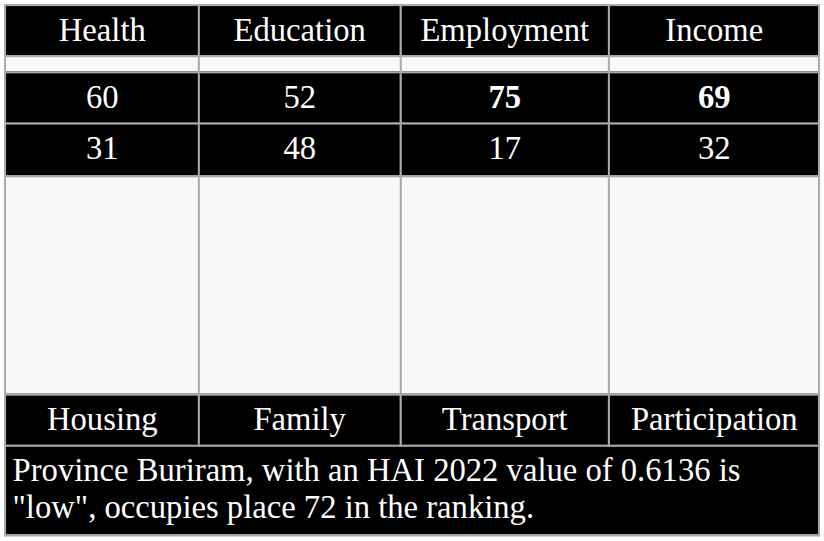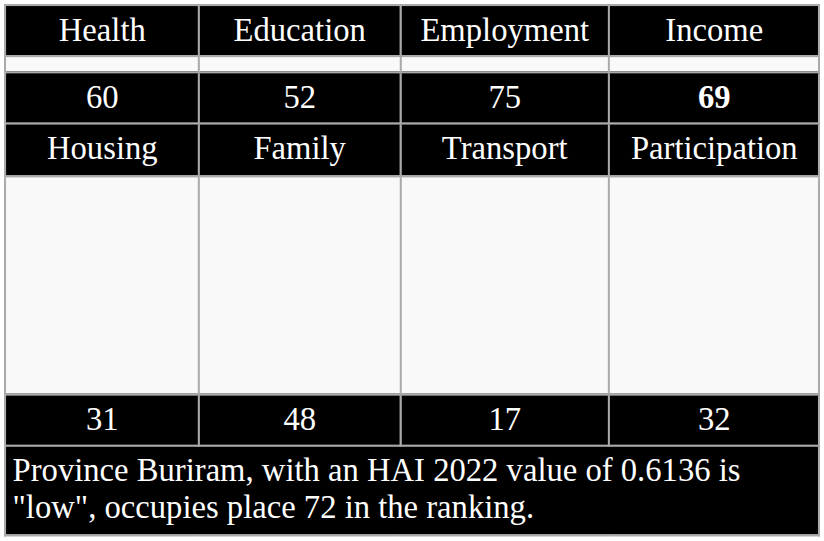(505, 97) bold -> (505, 97) normal
rows swapped: (102, 419) <-> (102, 148)
